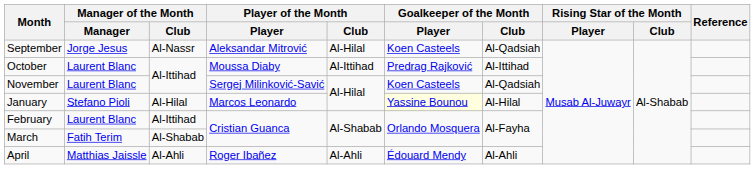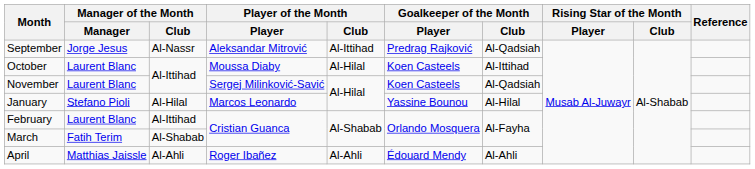(347, 48) Al-Hilal -> (352, 48) Al-Ittihad
(423, 48) Koen Casteels -> (430, 48) Predrag Rajković
(352, 66) Al-Ittihad -> (347, 66) Al-Hilal
(430, 66) Predrag Rajković -> (423, 66) Koen Casteels
(427, 102) lightyellow background -> (427, 102) no background
